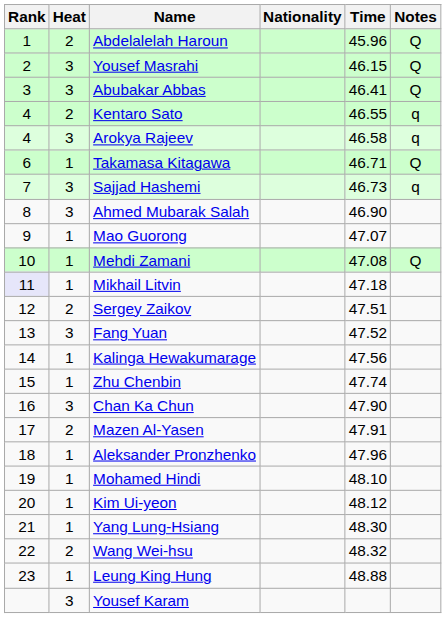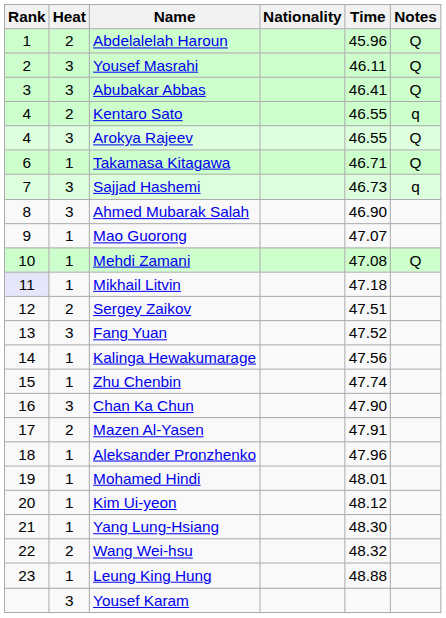(368, 65) 46.15 -> (368, 65) 46.11
(368, 138) 46.58 -> (368, 138) 46.55
(416, 138) q -> (416, 138) Q
(368, 479) 48.10 -> (368, 479) 48.01
